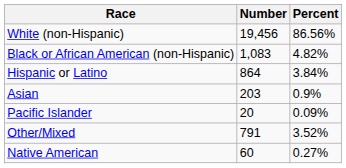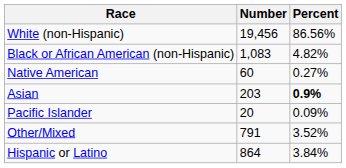rows swapped: (53, 152) <-> (57, 73)
(307, 93) normal -> (307, 93) bold
